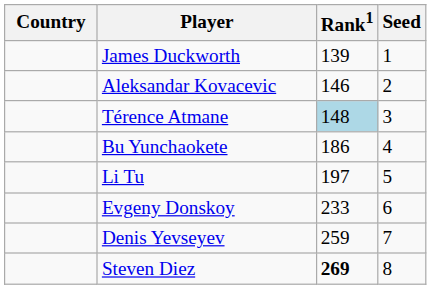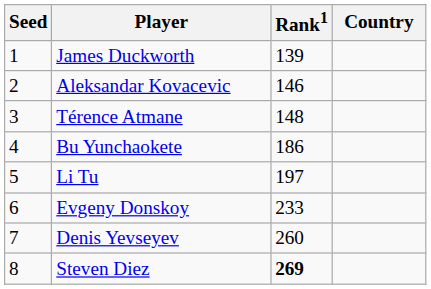columns swapped: (51, 22) <-> (402, 22)
(335, 116) lightblue background -> (290, 116) no background
(335, 238) 259 -> (290, 238) 260
